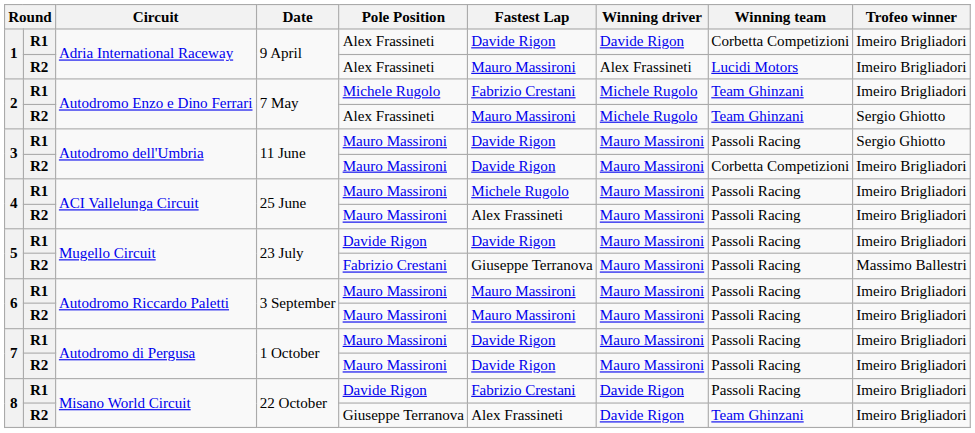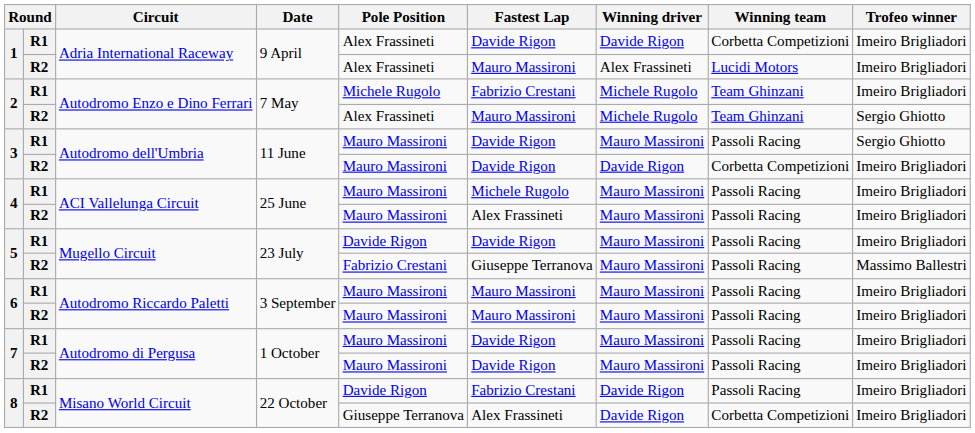(652, 165) Mauro Massironi -> (642, 165) Davide Rigon
(758, 415) Team Ghinzani -> (780, 415) Corbetta Competizioni
